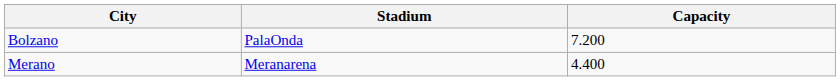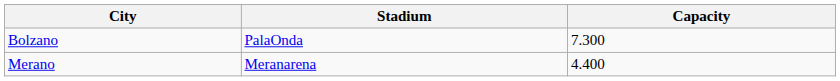(588, 40) 7.200 -> (588, 40) 7.300
